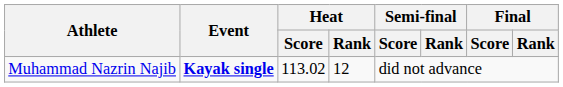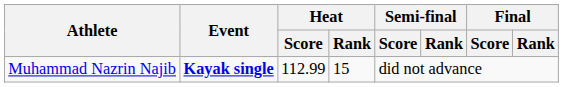(303, 69) 113.02 -> (303, 69) 112.99
(341, 69) 12 -> (341, 69) 15
